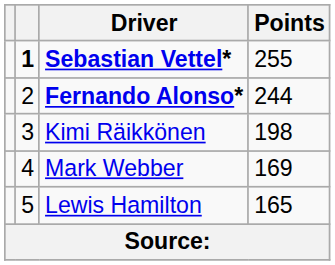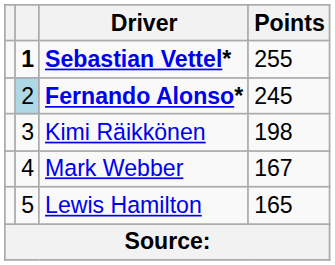(28, 96) no background -> (28, 96) lightblue background
(273, 96) 244 -> (273, 96) 245
(273, 168) 169 -> (273, 168) 167
